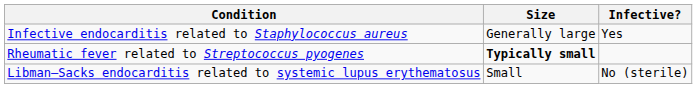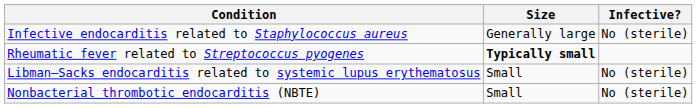(612, 34) Yes -> (645, 34) No (sterile)
+ row: (164, 93)
